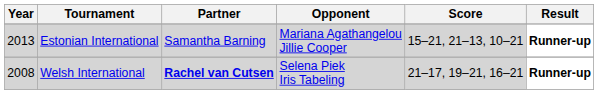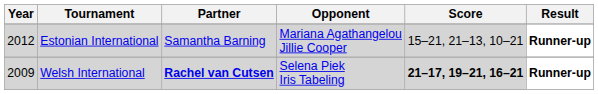(21, 41) 2013 -> (21, 41) 2012
(21, 74) 2008 -> (21, 74) 2009
(465, 74) normal -> (465, 74) bold
